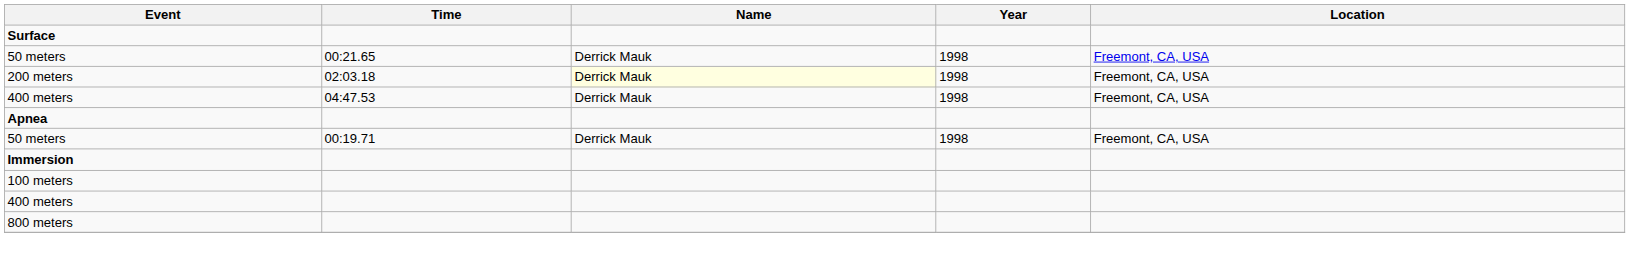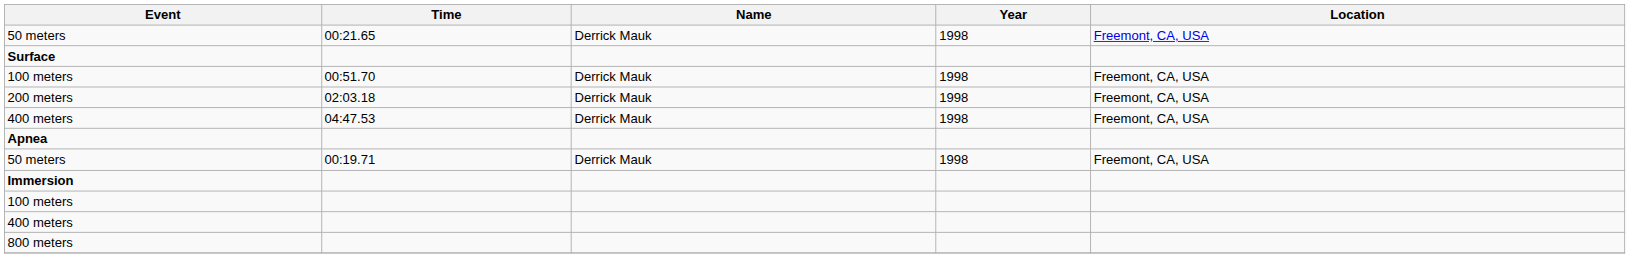rows swapped: (31, 36) <-> (37, 56)
+ row: (40, 77)
(613, 77) lightyellow background -> (613, 98) no background
